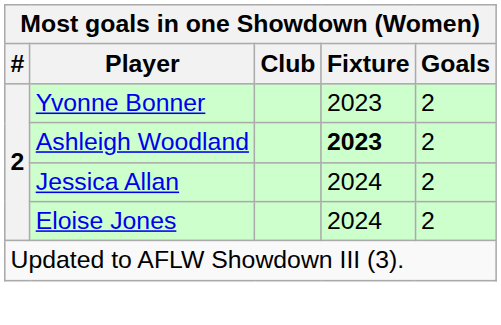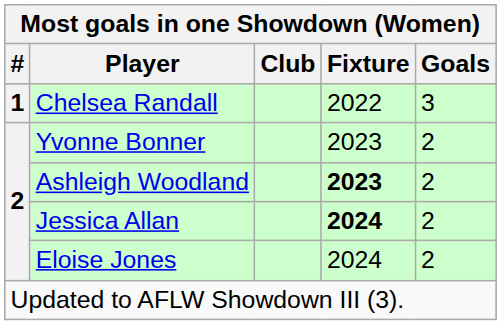+ row: (127, 102)
(355, 181) normal -> (355, 220) bold
